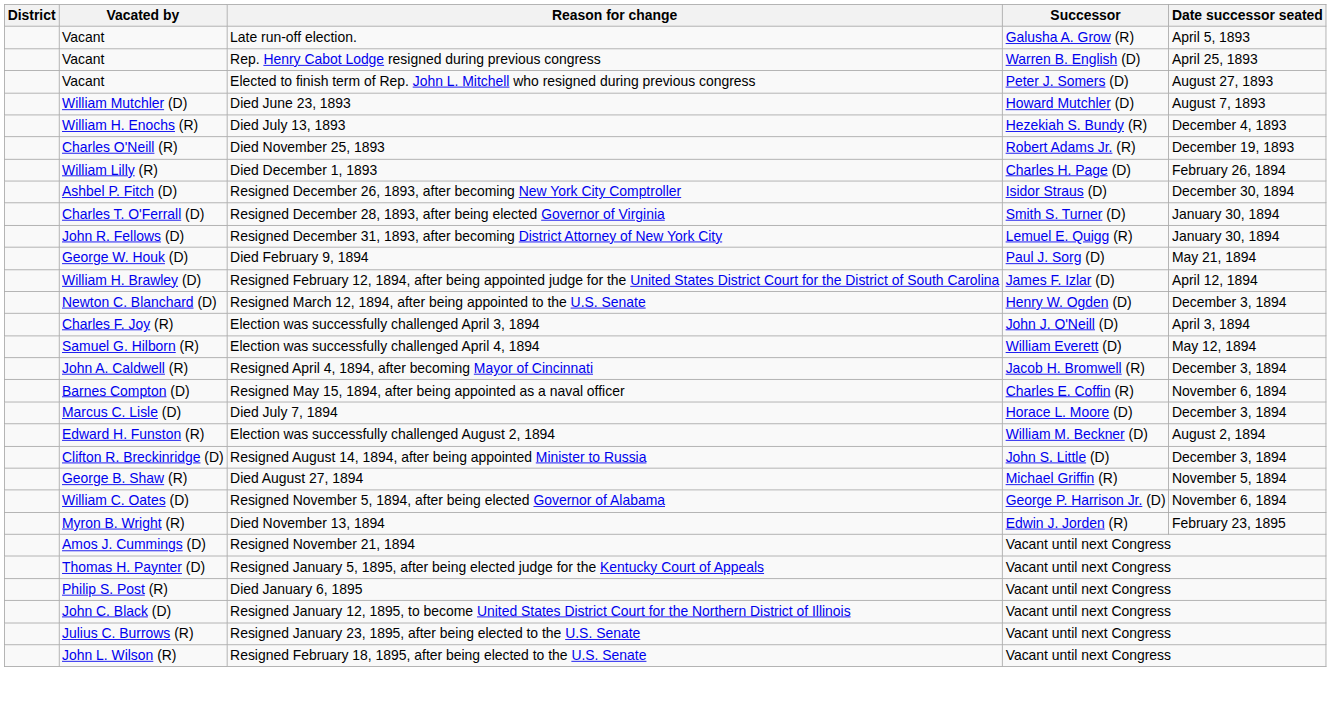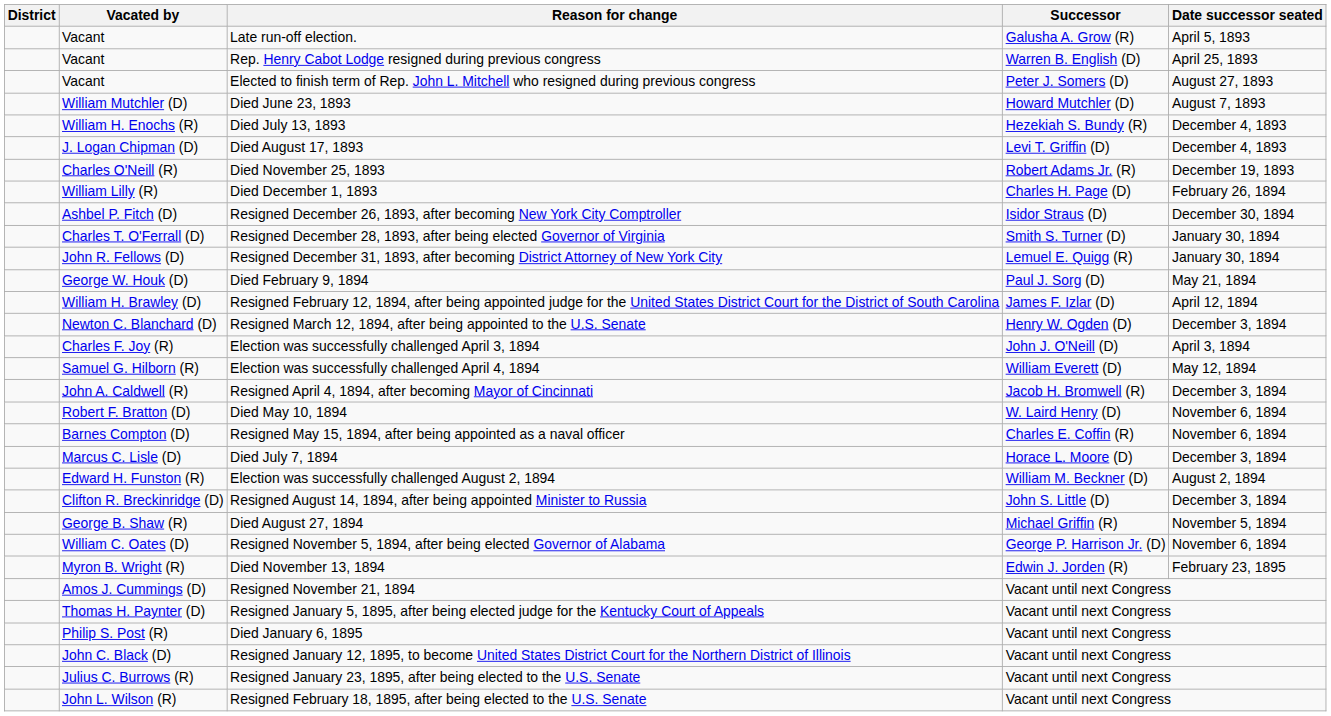+ row: (297, 147)
+ row: (289, 412)
